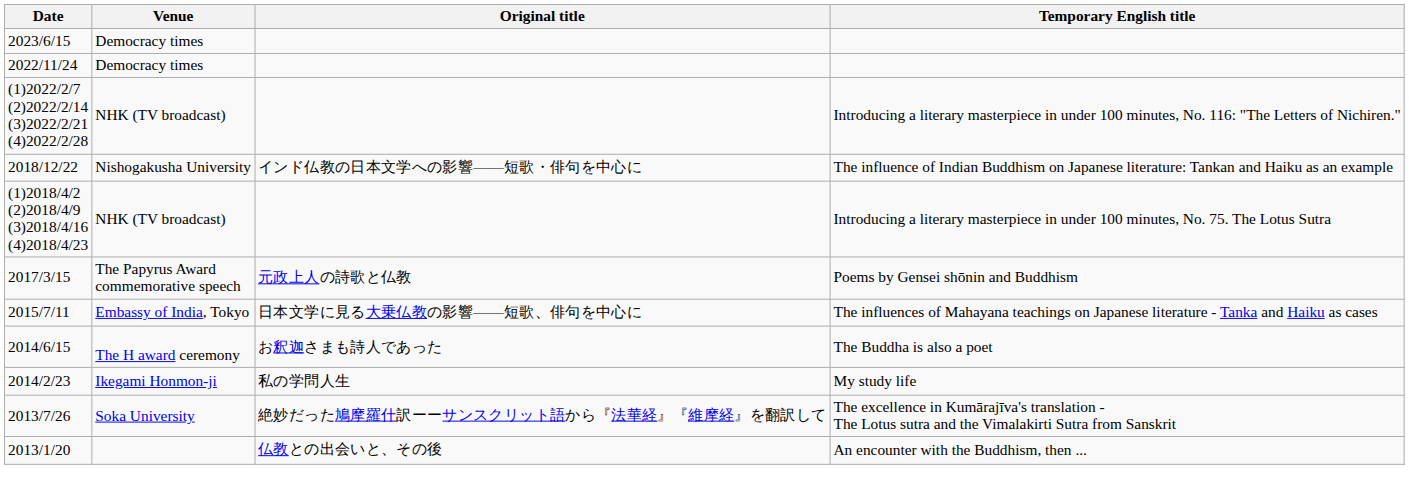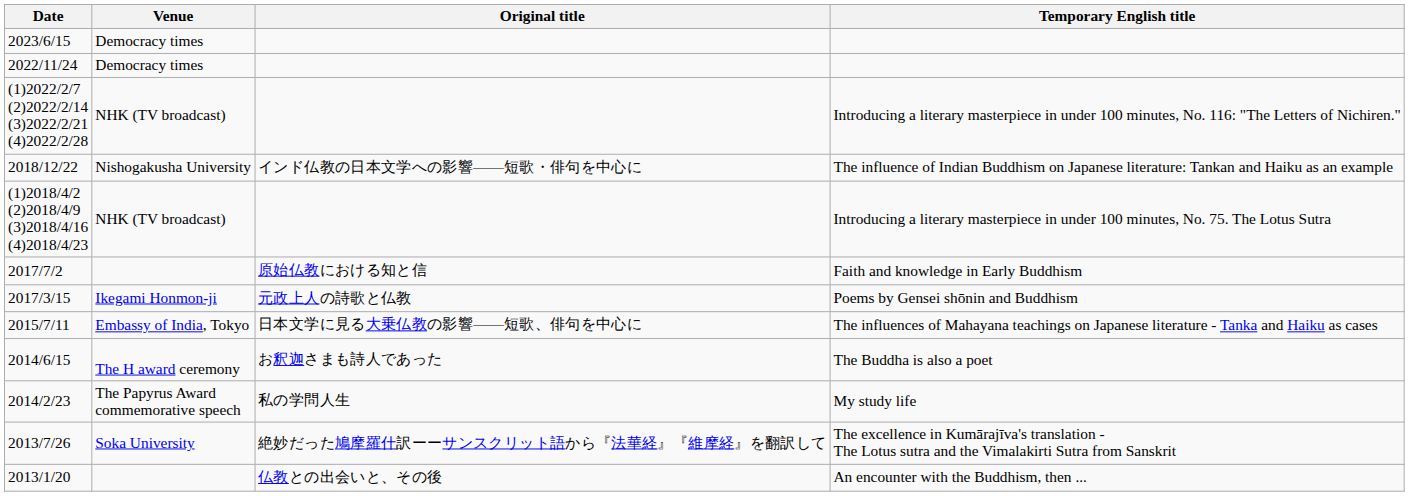+ row: (35, 270)
(168, 278) The Papyrus Award commemorative speech -> (156, 298) Ikegami Honmon-ji
(156, 381) Ikegami Honmon-ji -> (168, 401) The Papyrus Award commemorative speech
